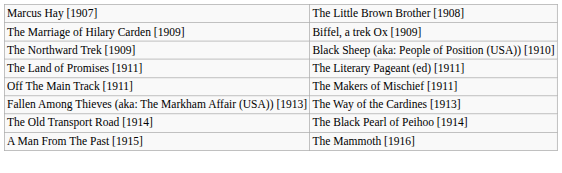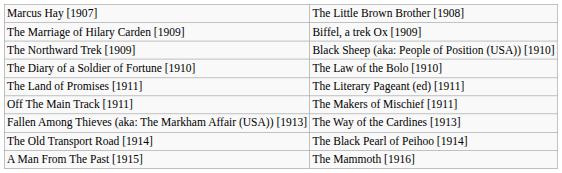+ row: (101, 68)
